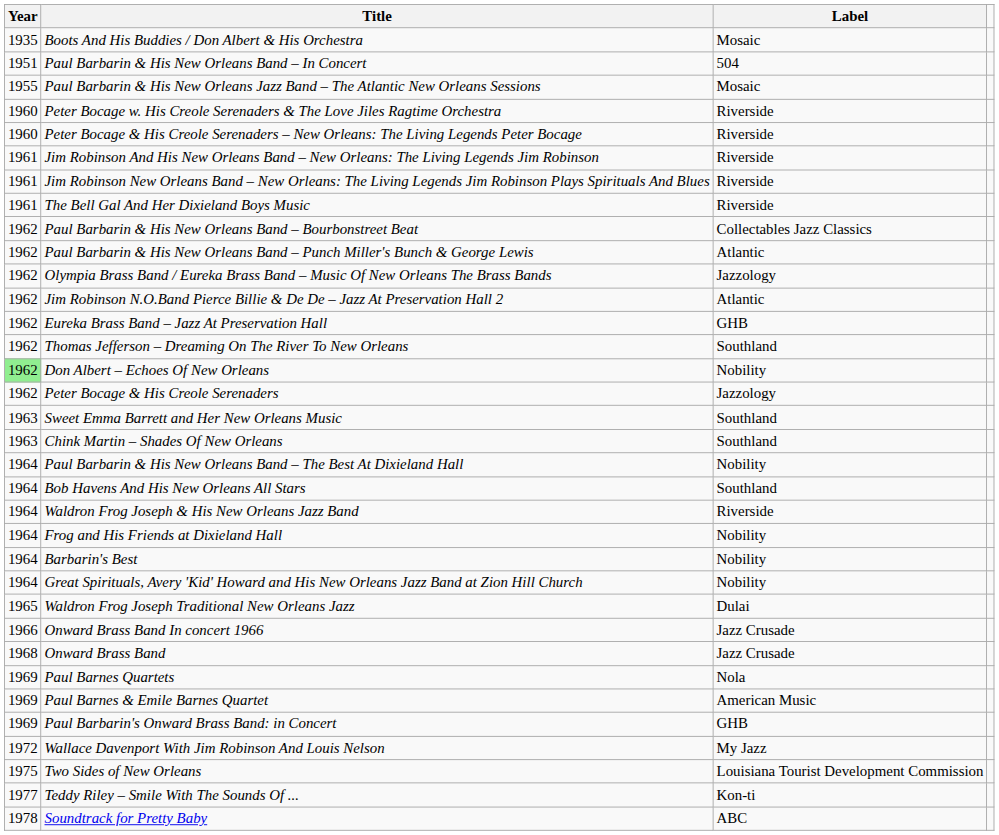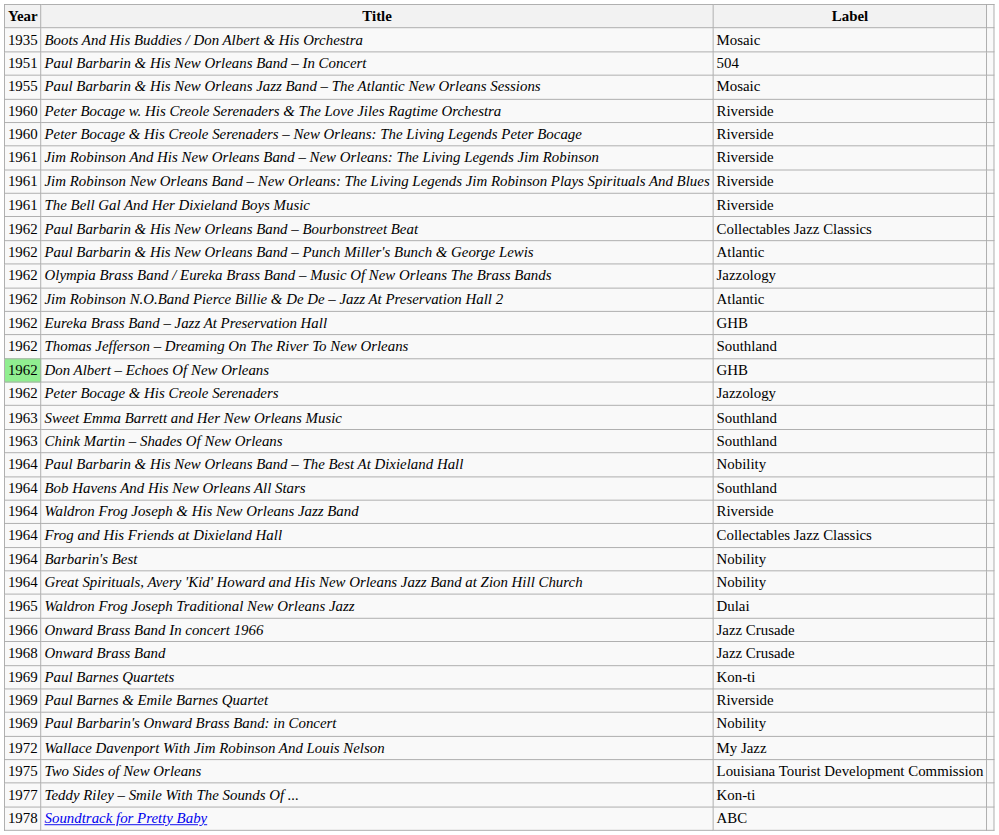(741, 370) Nobility -> (732, 370) GHB
(741, 535) Nobility -> (794, 535) Collectables Jazz Classics
(731, 677) Nola -> (736, 677) Kon-ti
(766, 700) American Music -> (745, 700) Riverside
(732, 724) GHB -> (741, 724) Nobility
